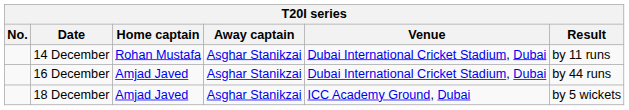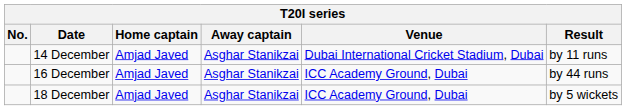(158, 54) Rohan Mustafa -> (152, 54) Amjad Javed
(427, 74) Dubai International Cricket Stadium, Dubai -> (386, 74) ICC Academy Ground, Dubai
